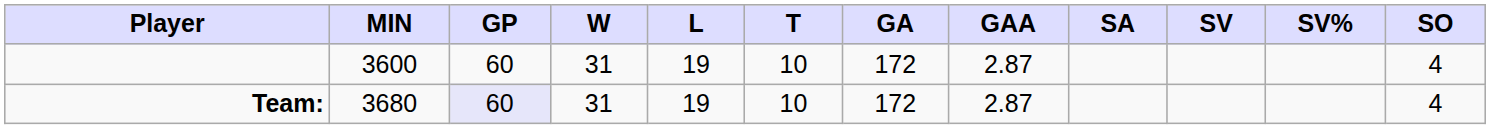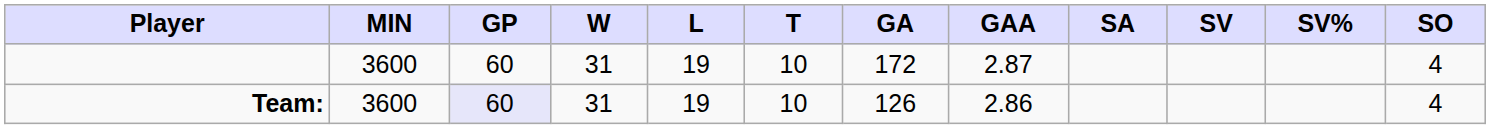(389, 103) 3680 -> (389, 103) 3600
(895, 103) 172 -> (895, 103) 126
(1008, 103) 2.87 -> (1008, 103) 2.86
